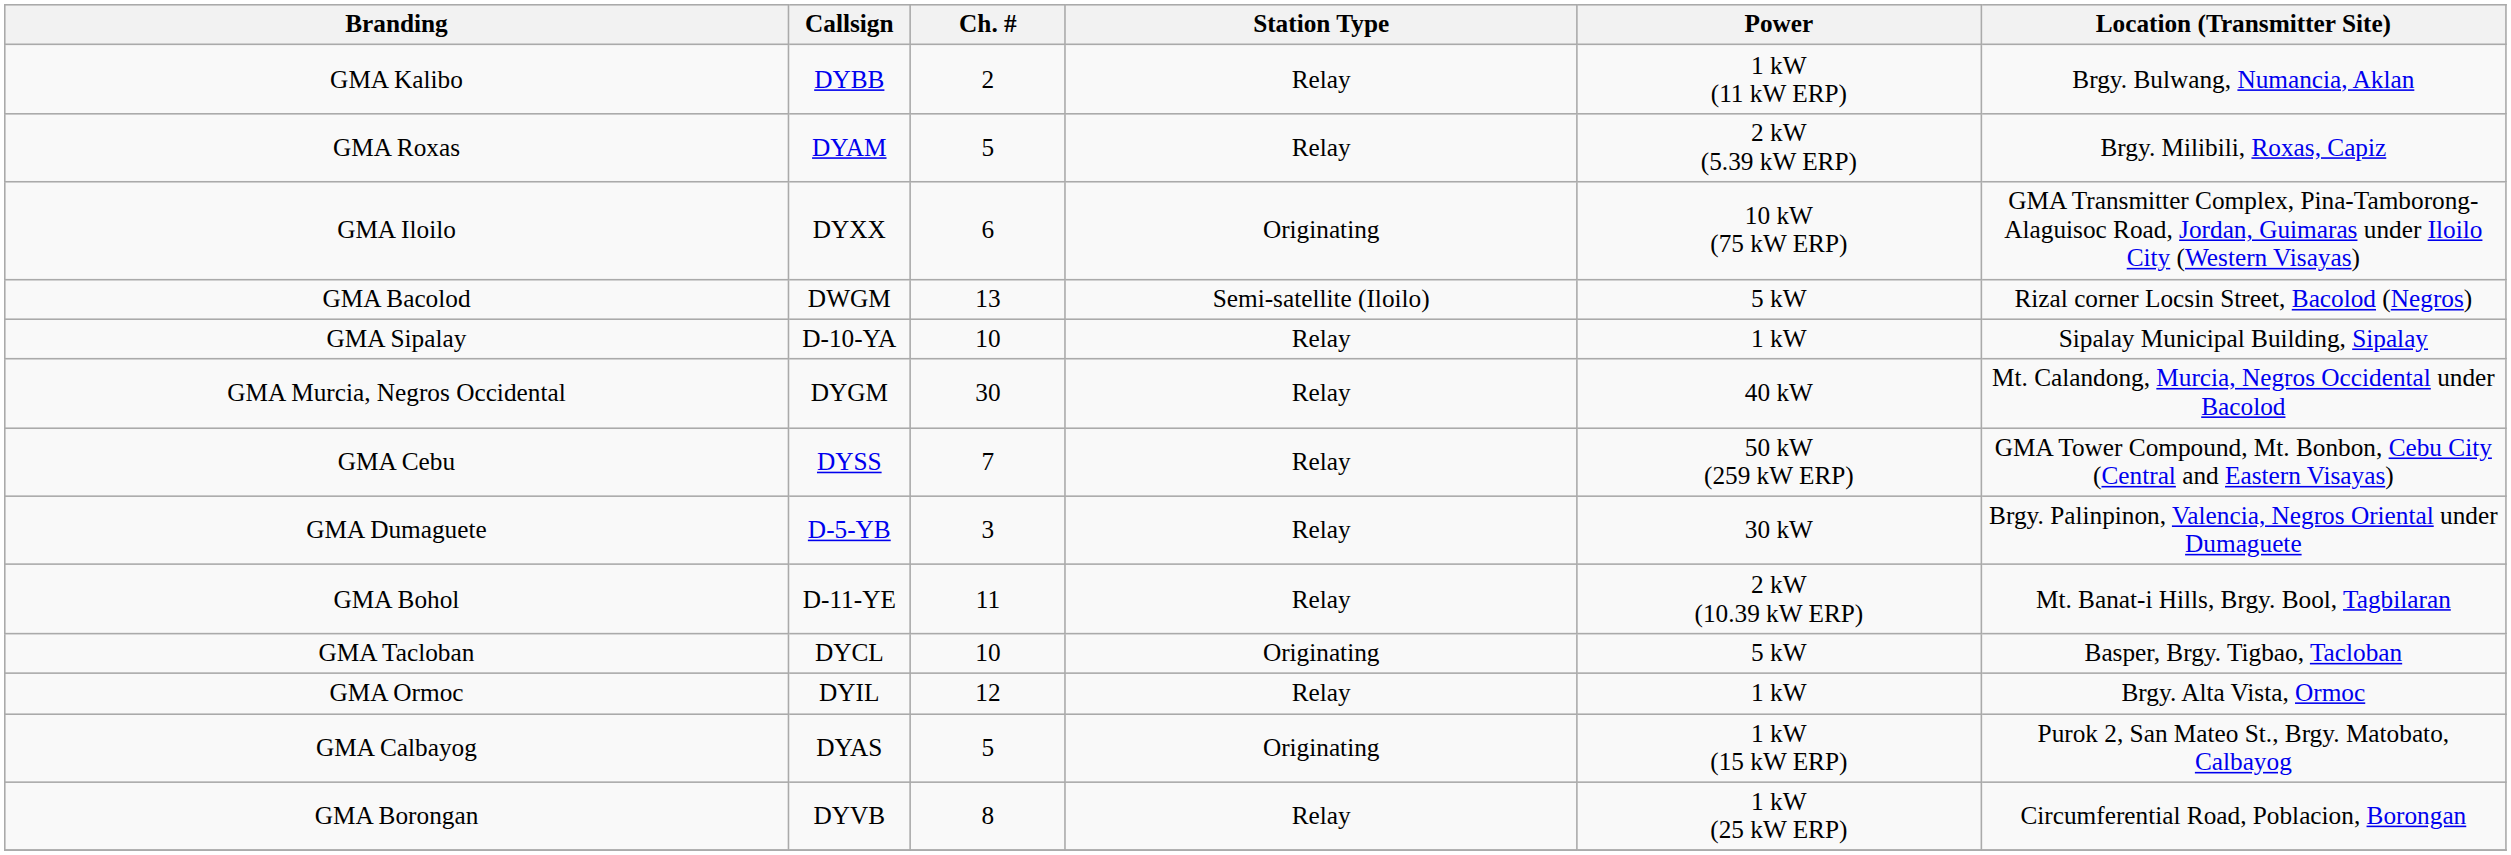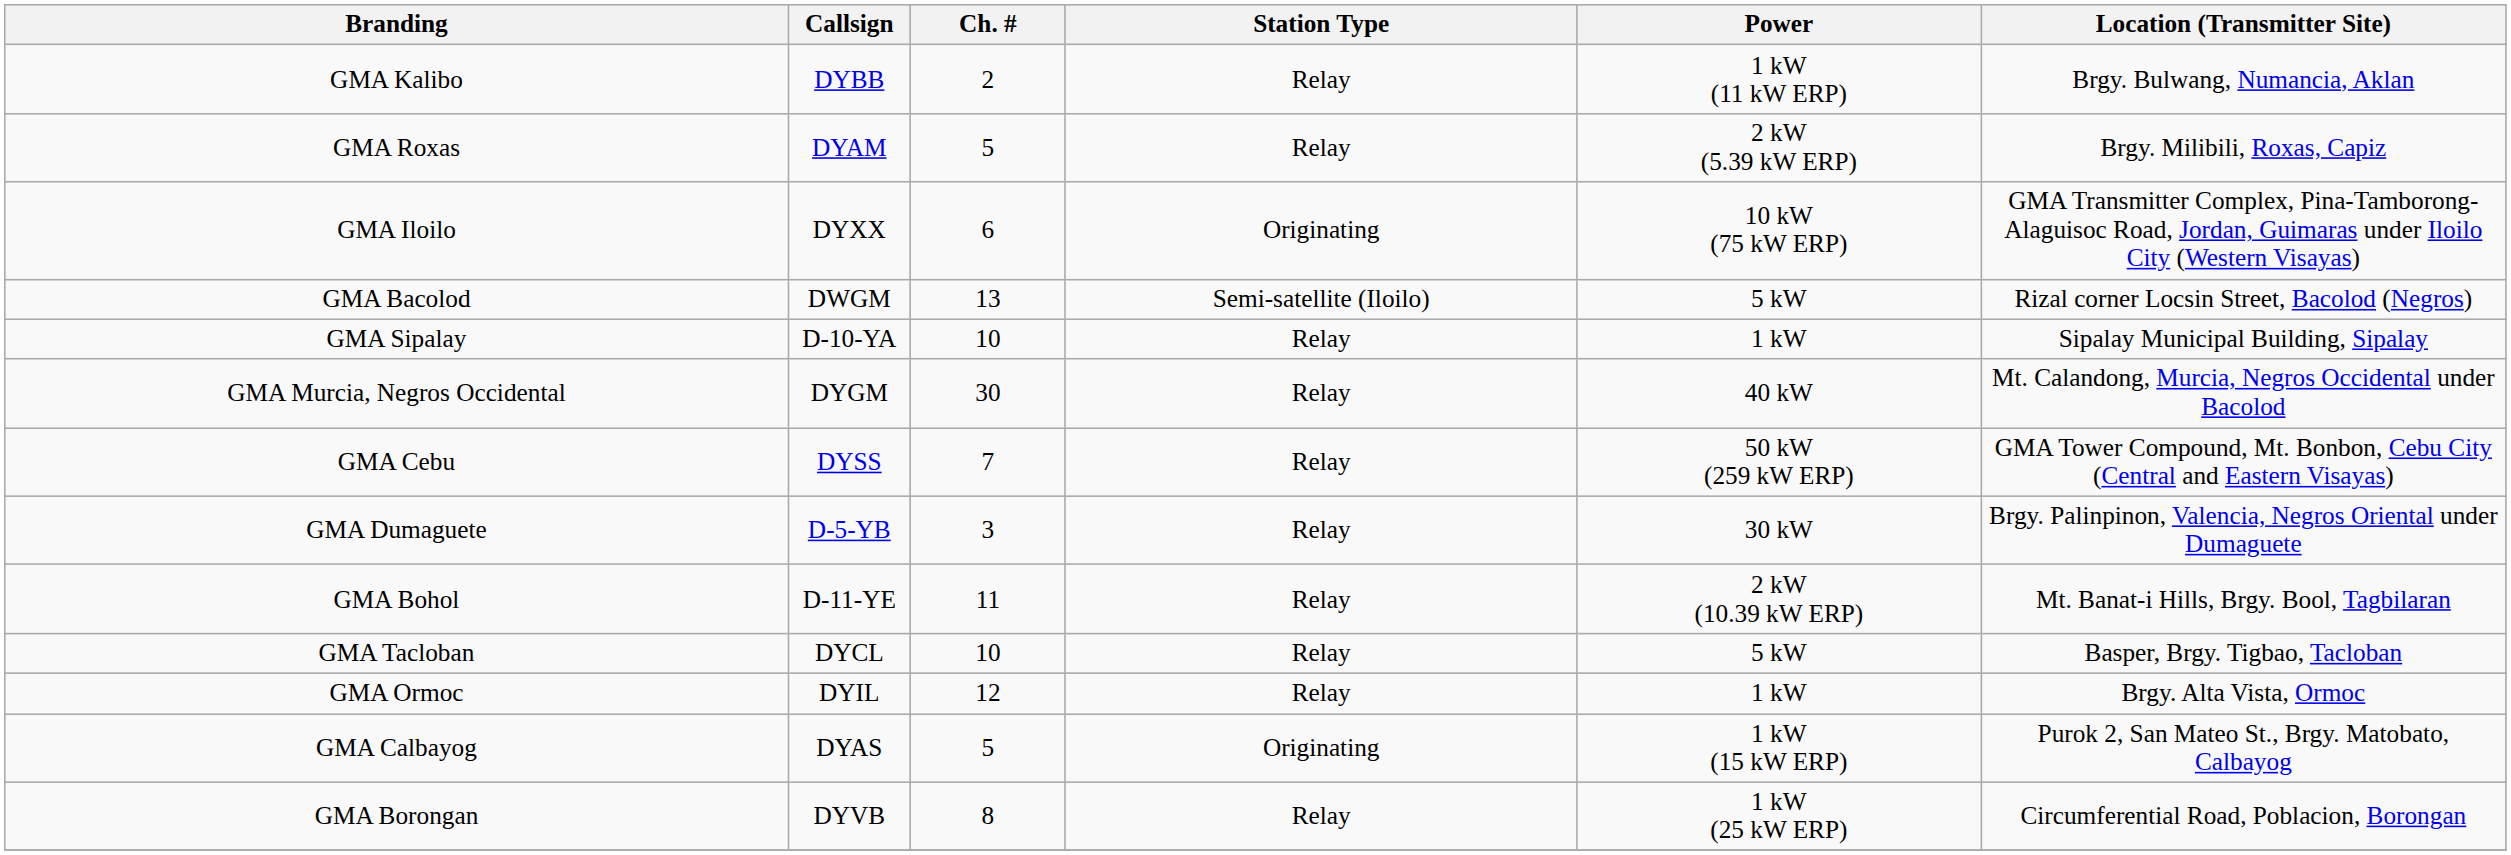(1321, 652) Originating -> (1321, 652) Relay
